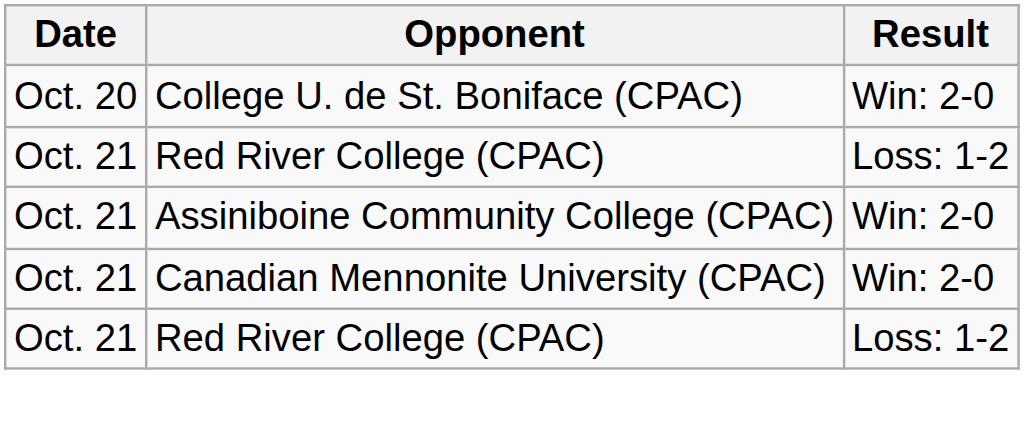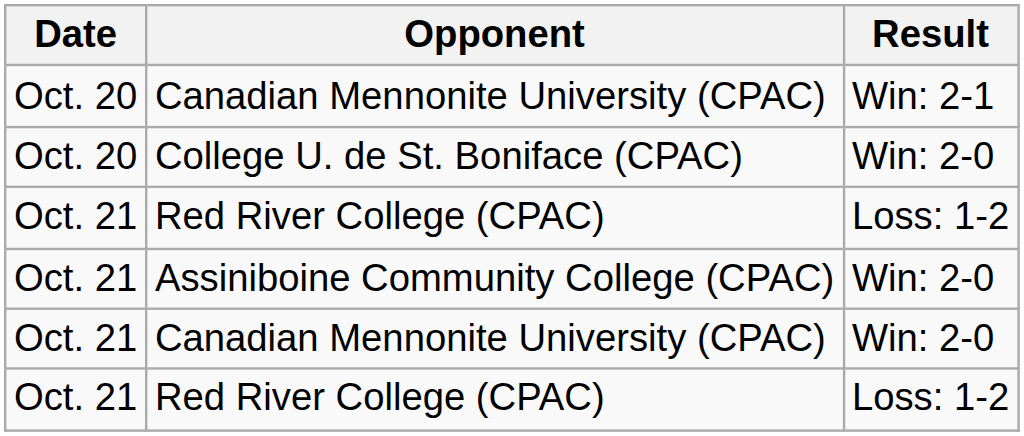+ row: (490, 95)
